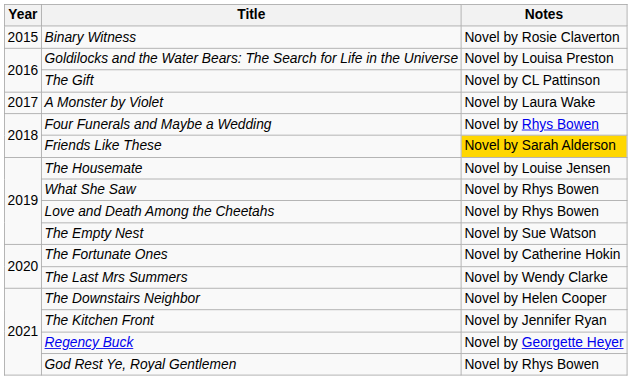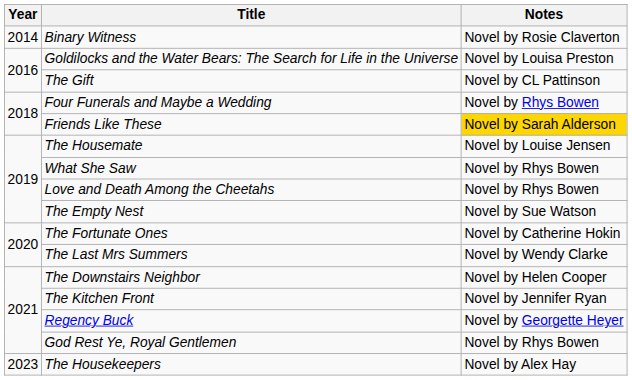(23, 37) 2015 -> (23, 37) 2014
- row: (104, 102)
+ row: (103, 364)
